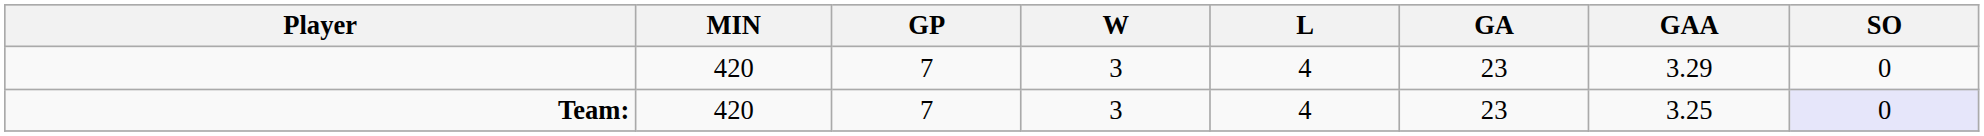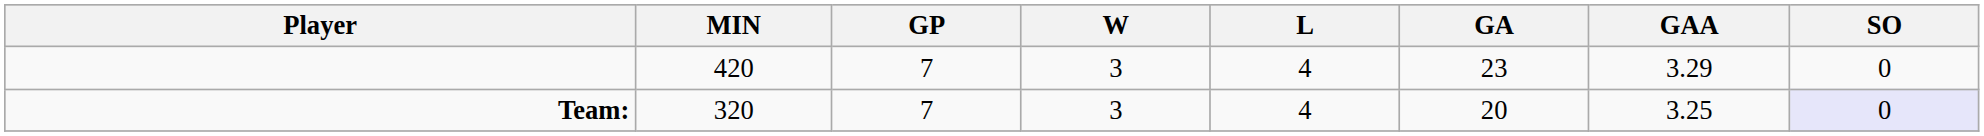(734, 109) 420 -> (734, 109) 320
(1494, 109) 23 -> (1494, 109) 20
